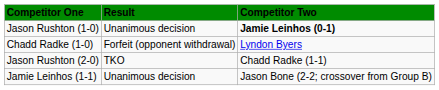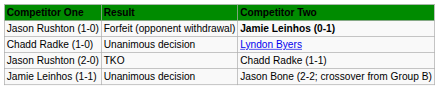(149, 29) Unanimous decision -> (170, 29) Forfeit (opponent withdrawal)
(170, 45) Forfeit (opponent withdrawal) -> (149, 45) Unanimous decision
